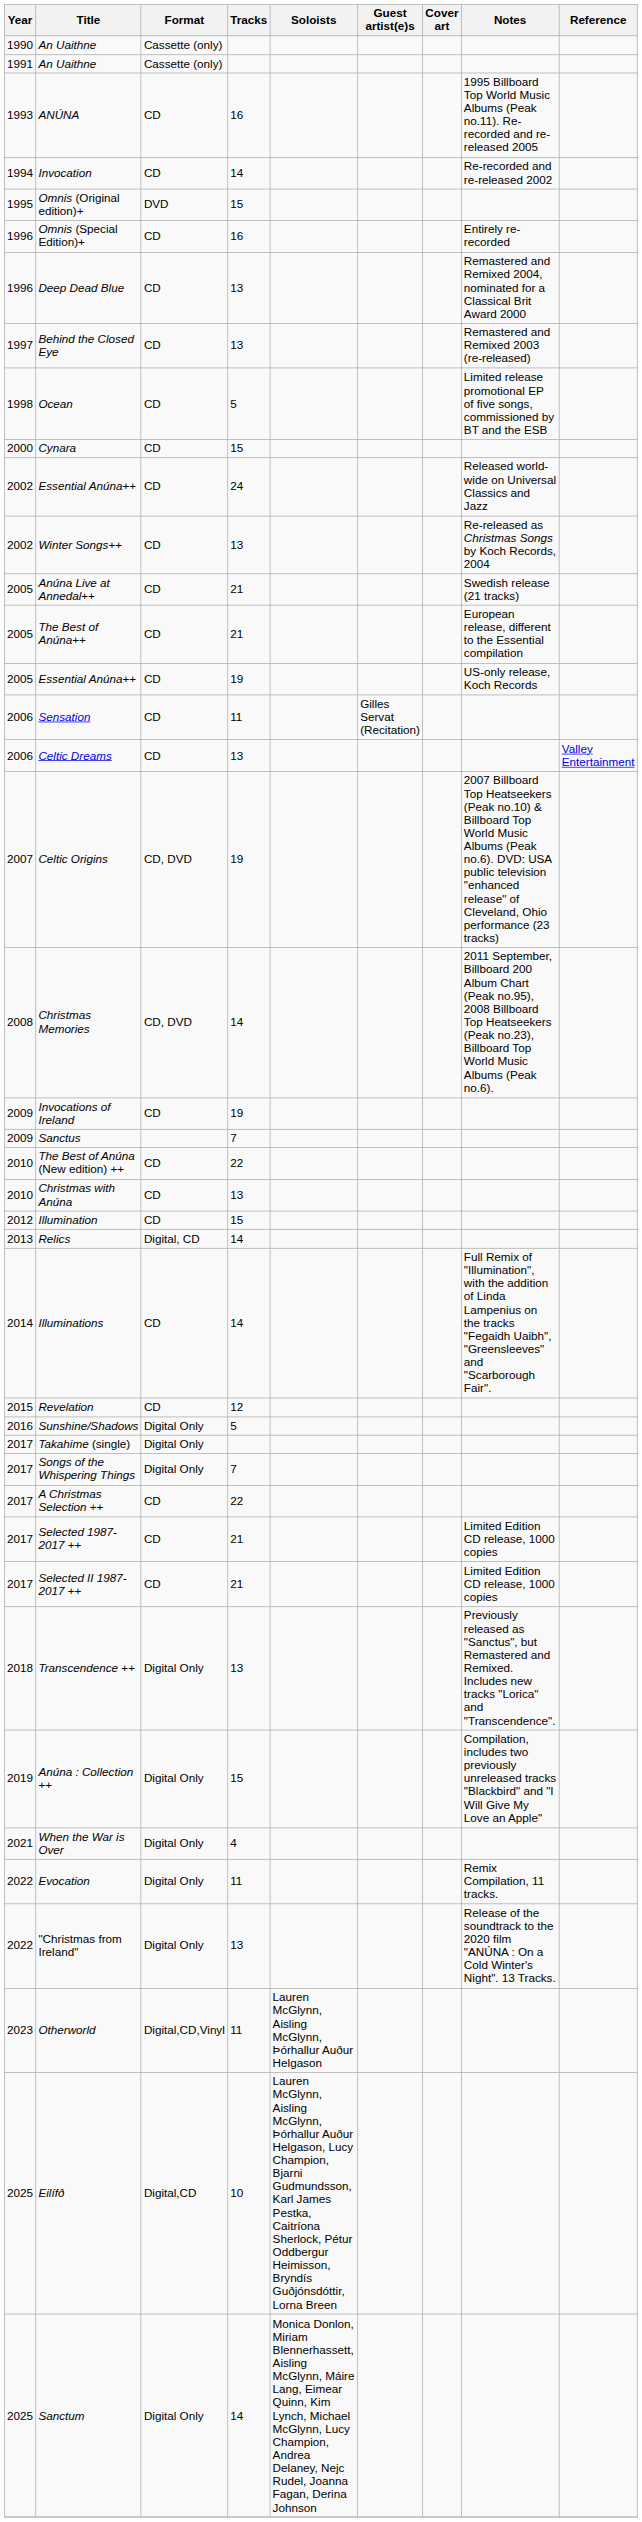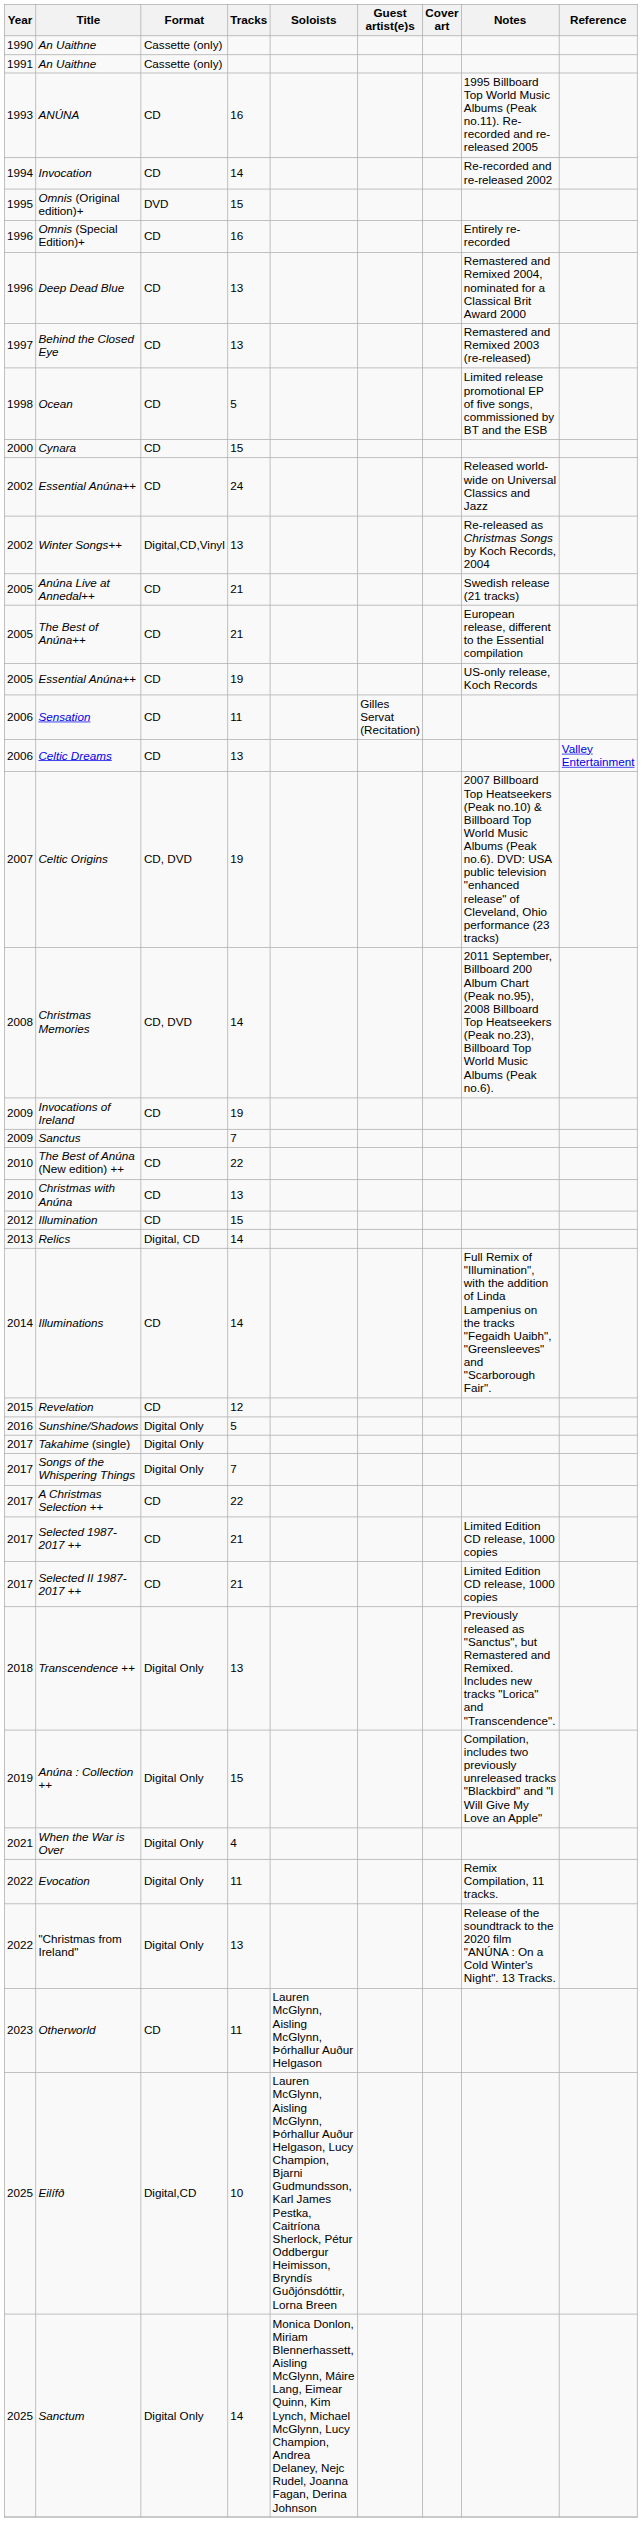(152, 544) CD -> (184, 544) Digital,CD,Vinyl
(184, 2030) Digital,CD,Vinyl -> (152, 2030) CD
